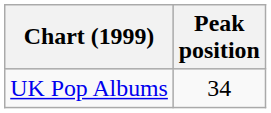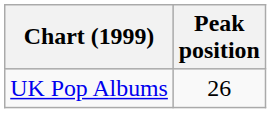(219, 88) 34 -> (219, 88) 26
